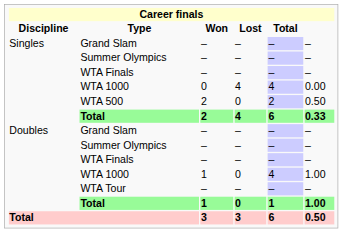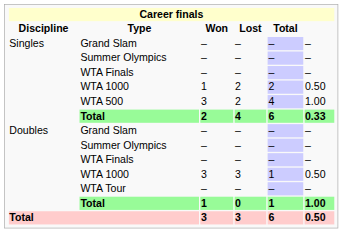(204, 87) 0 -> (204, 87) 1
(238, 87) 4 -> (238, 87) 2
(271, 87) 4 -> (271, 87) 2
(315, 87) 0.00 -> (315, 87) 0.50
(204, 101) 2 -> (204, 101) 3
(238, 101) 0 -> (238, 101) 2
(271, 101) 2 -> (271, 101) 4
(315, 101) 0.50 -> (315, 101) 1.00
(204, 174) 1 -> (204, 174) 3
(238, 174) 0 -> (238, 174) 3
(271, 174) 4 -> (271, 174) 1
(315, 174) 1.00 -> (315, 174) 0.50
